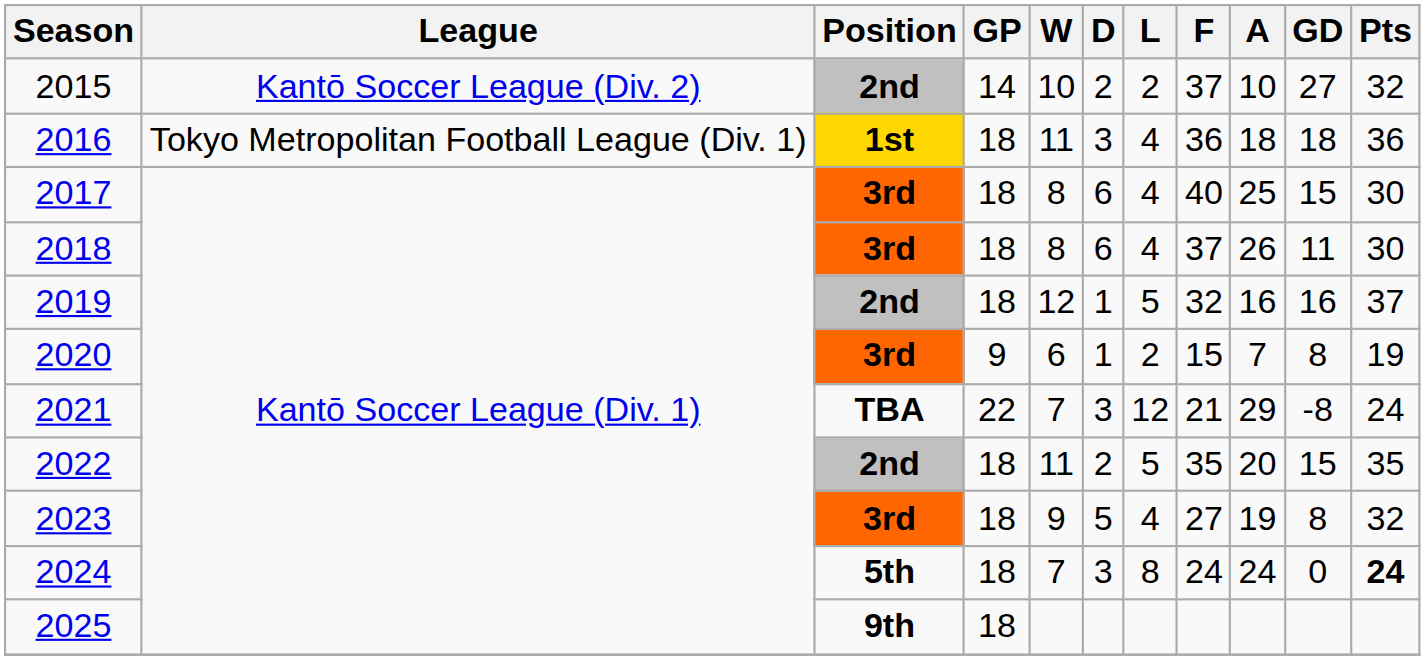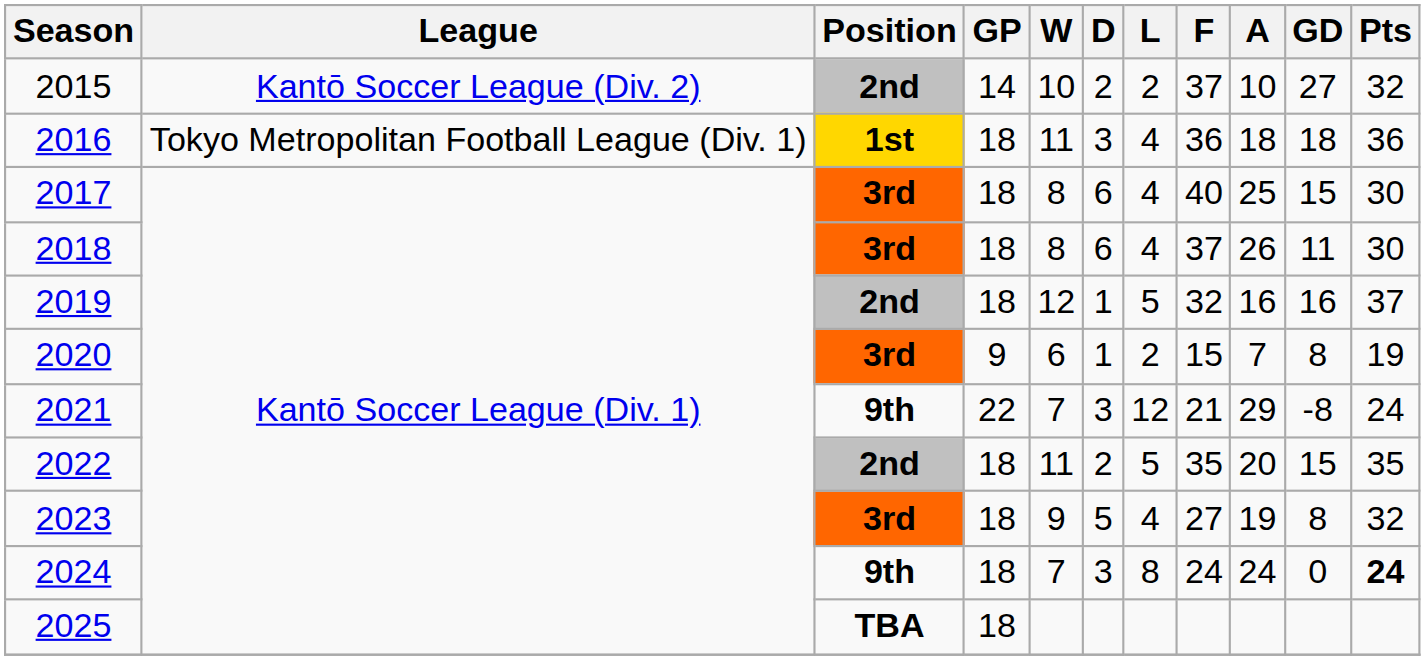(889, 409) TBA -> (889, 409) 9th
(889, 572) 5th -> (889, 572) 9th
(889, 626) 9th -> (889, 626) TBA
